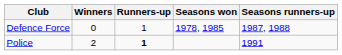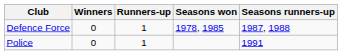(93, 43) 2 -> (93, 43) 0
(144, 43) bold -> (144, 43) normal
